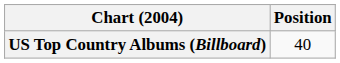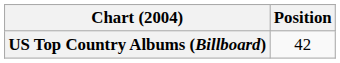(303, 44) 40 -> (303, 44) 42
